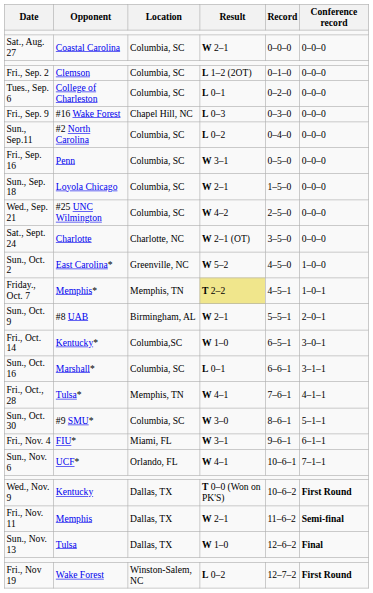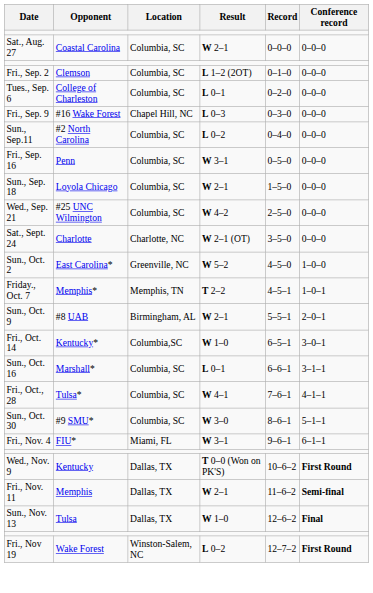(214, 291) khaki background -> (214, 291) no background
(157, 395) Memphis, TN -> (157, 395) Columbia, SC
- row: (27, 462)
